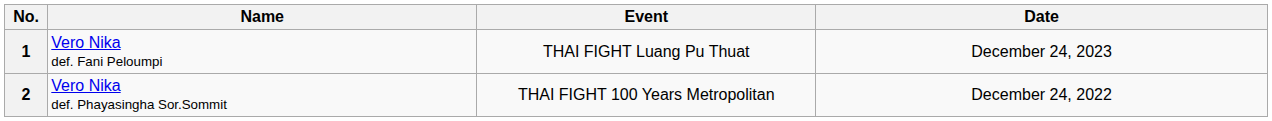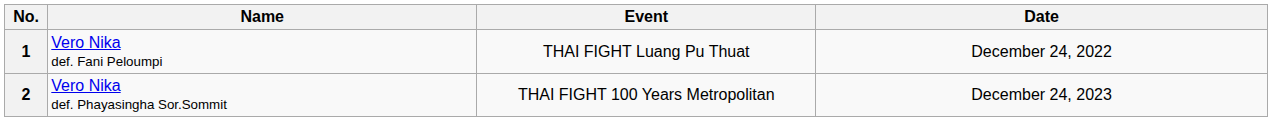(1042, 51) December 24, 2023 -> (1042, 51) December 24, 2022
(1042, 94) December 24, 2022 -> (1042, 94) December 24, 2023
